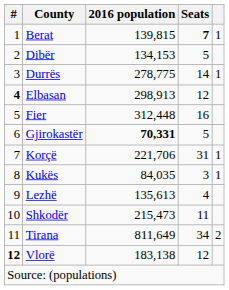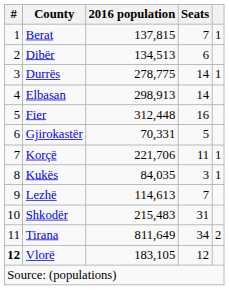(155, 34) 139,815 -> (155, 34) 137,815
(206, 34) bold -> (206, 34) normal
(155, 54) 134,153 -> (155, 54) 134,513
(206, 54) 5 -> (206, 54) 6
(17, 94) bold -> (17, 94) normal
(203, 94) 12 -> (203, 94) 14
(158, 134) bold -> (158, 134) normal
(203, 154) 31 -> (203, 154) 11
(155, 194) 135,613 -> (155, 194) 114,613
(206, 194) 4 -> (206, 194) 7
(155, 214) 215,473 -> (155, 214) 215,483
(203, 214) 11 -> (203, 214) 31
(155, 255) 183,138 -> (155, 255) 183,105
